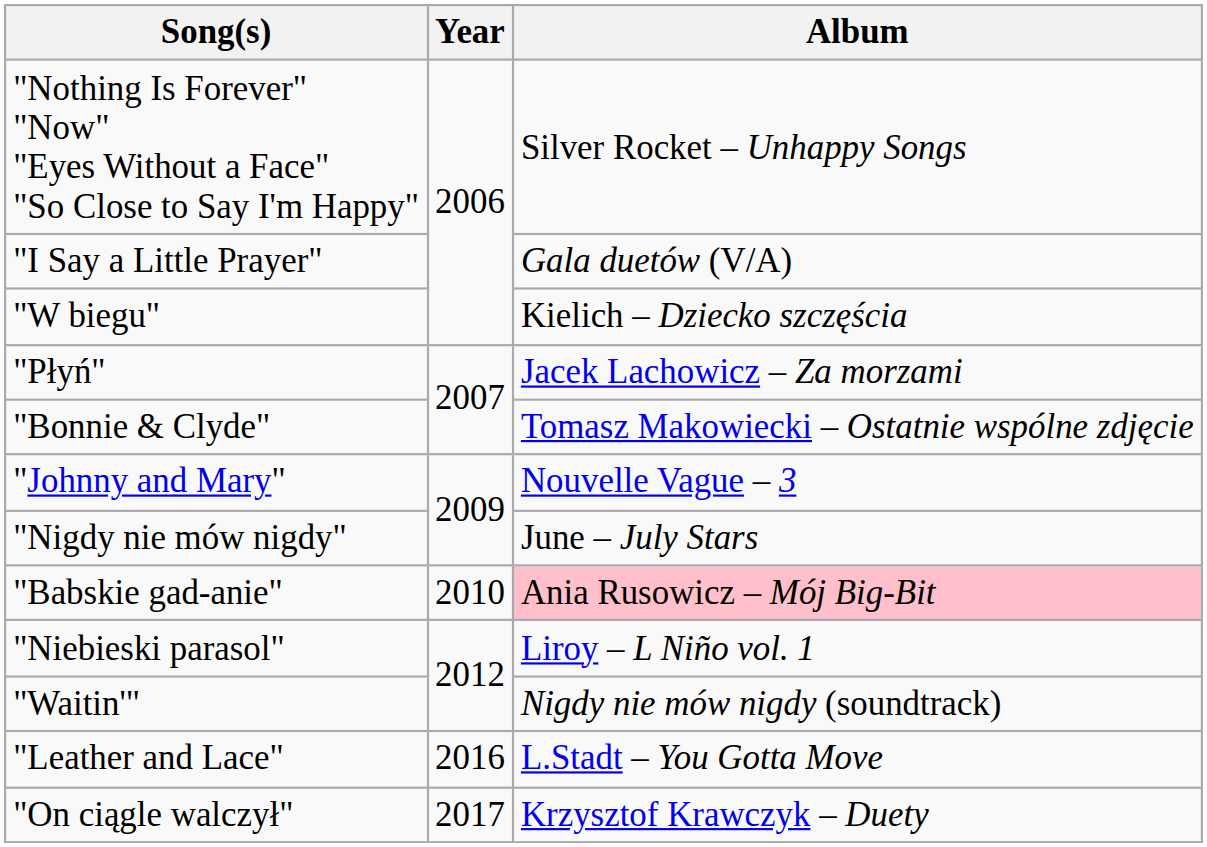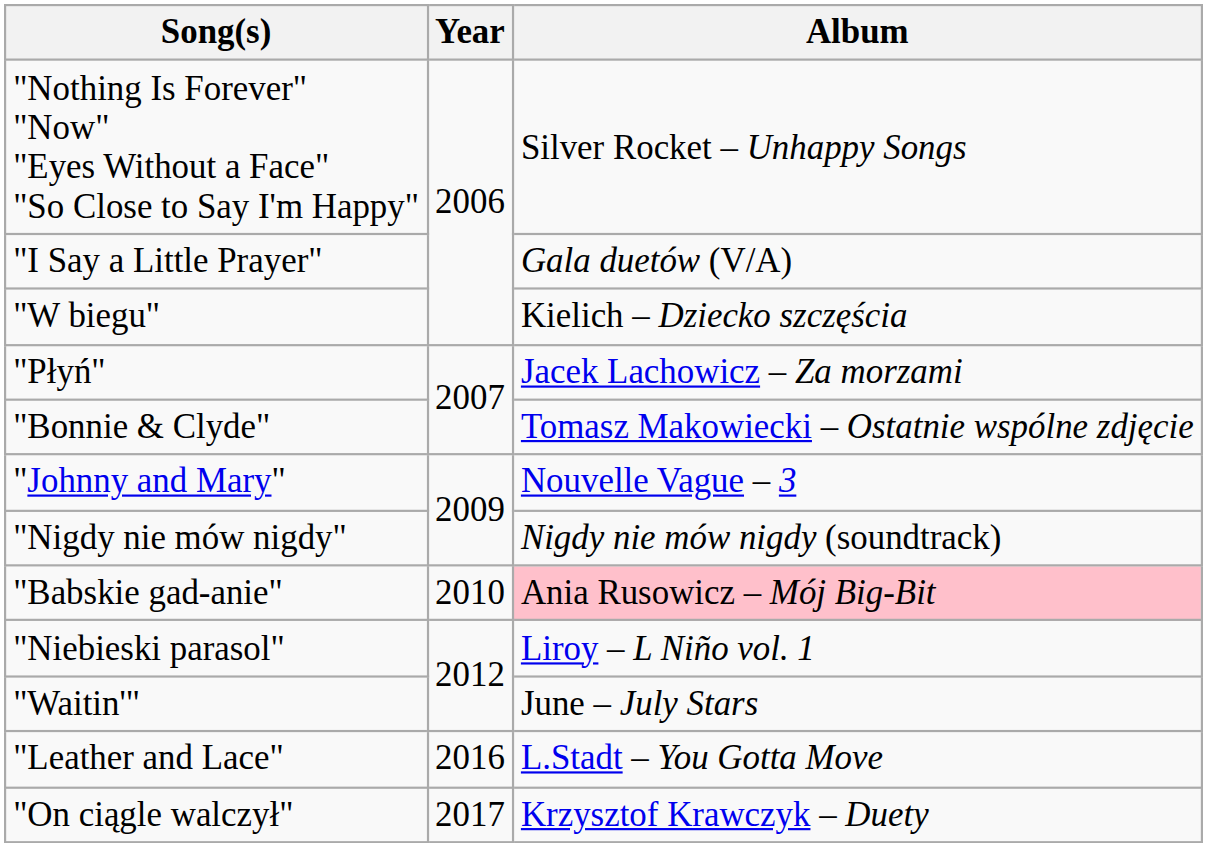(640, 537) June – July Stars -> (761, 537) Nigdy nie mów nigdy (soundtrack)
(761, 703) Nigdy nie mów nigdy (soundtrack) -> (640, 703) June – July Stars
